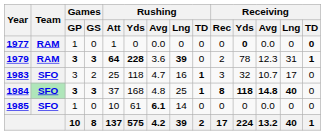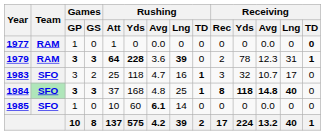(245, 43) bold -> (245, 43) normal
(136, 106) 61 -> (136, 106) 60
